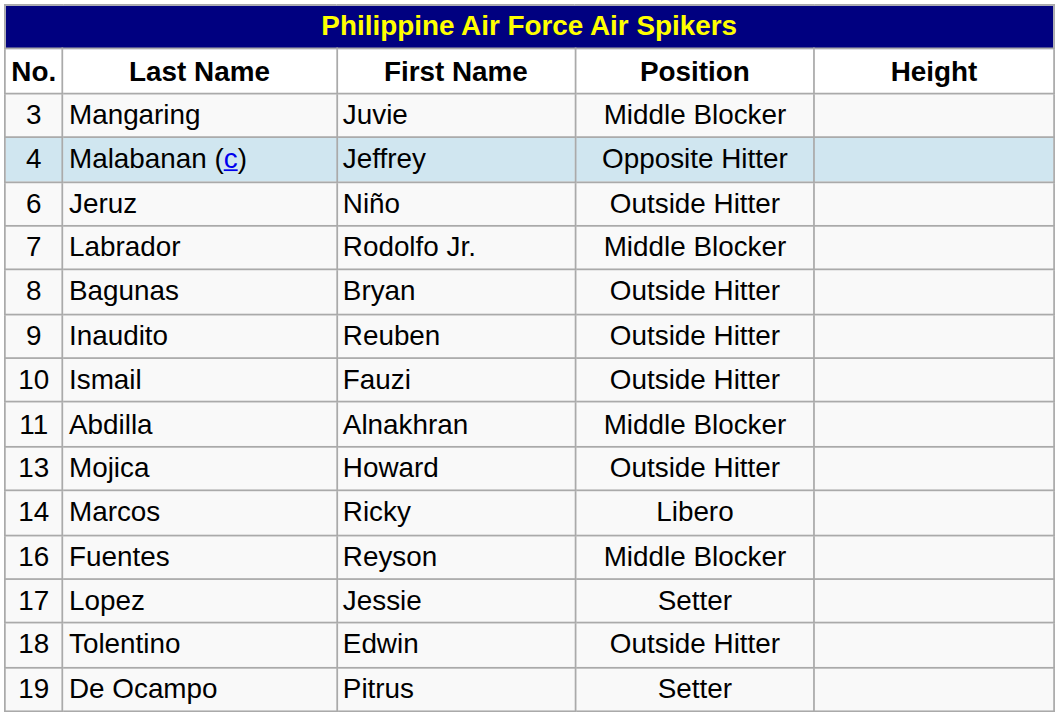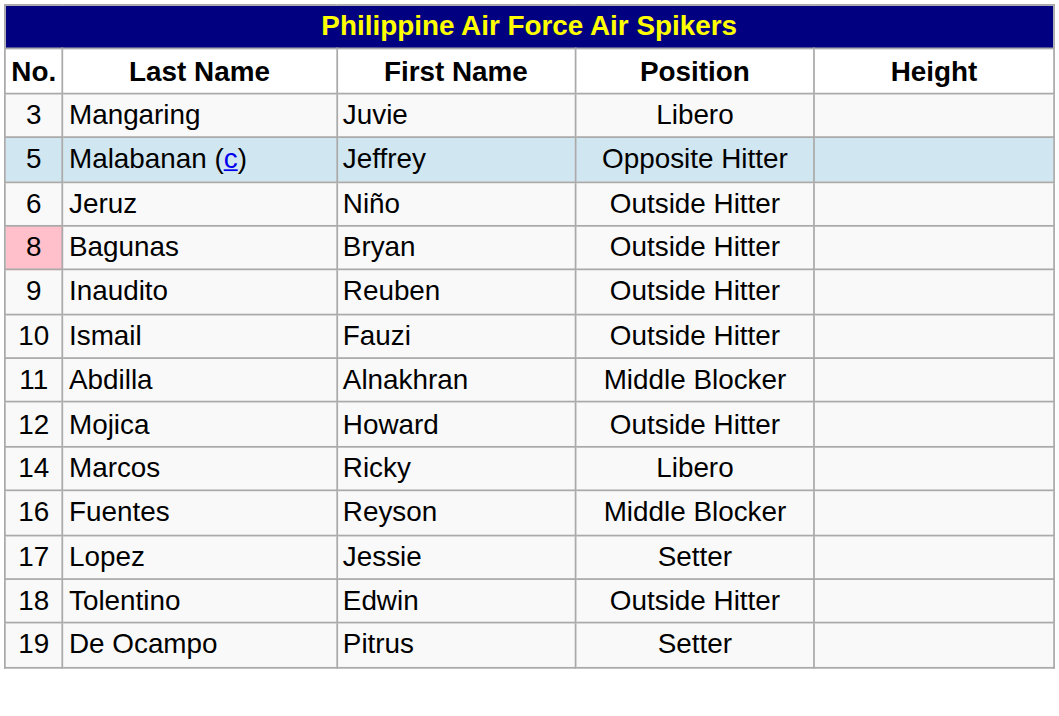(695, 114) Middle Blocker -> (695, 114) Libero
(34, 159) 4 -> (34, 159) 5
- row: (125, 247)
(34, 291) no background -> (34, 247) pink background
(34, 468) 13 -> (34, 423) 12
